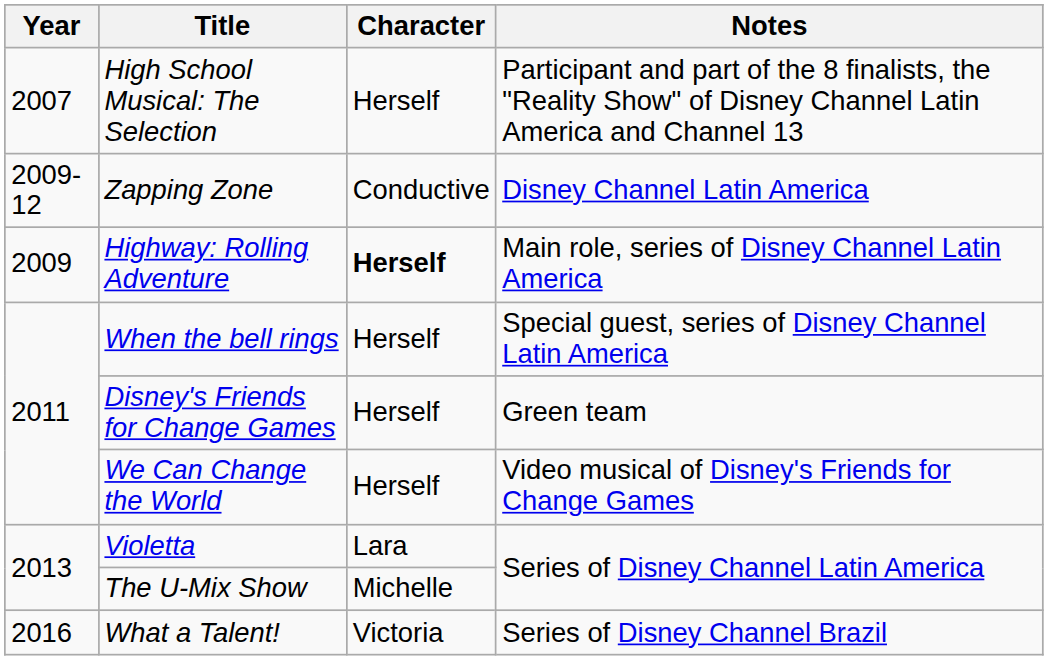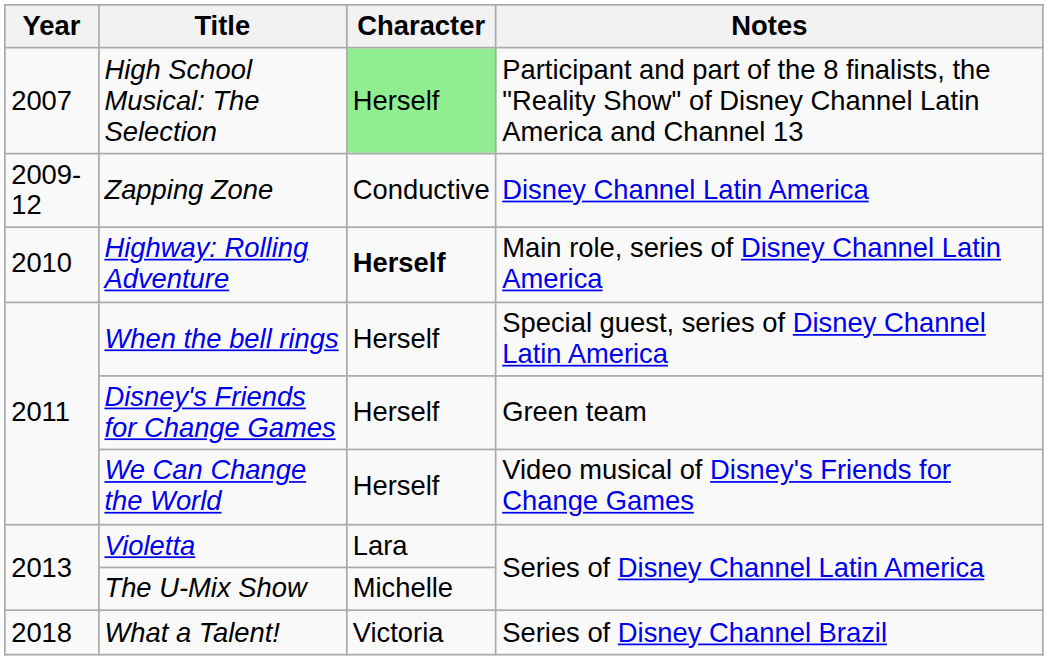(396, 100) no background -> (396, 100) lightgreen background
(42, 264) 2009 -> (42, 264) 2010
(42, 632) 2016 -> (42, 632) 2018
